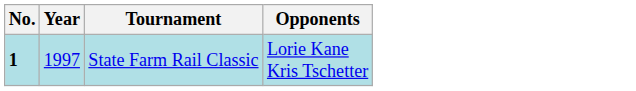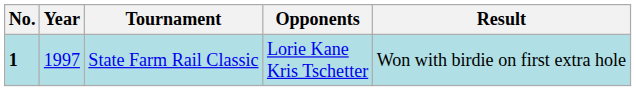+ column: (501, 19)
